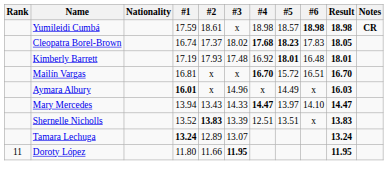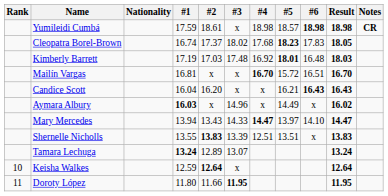(263, 43) bold -> (263, 43) normal
(211, 59) 17.93 -> (211, 59) 17.03
(341, 59) 18.01 -> (341, 59) 18.03
+ row: (59, 90)
(186, 90) 16.01 -> (186, 105) 16.03
(341, 90) 16.03 -> (341, 105) 16.02
(186, 121) 13.52 -> (186, 136) 13.55
+ row: (61, 167)
